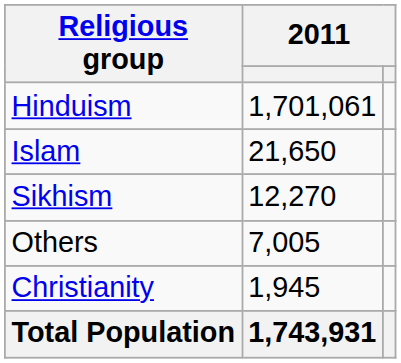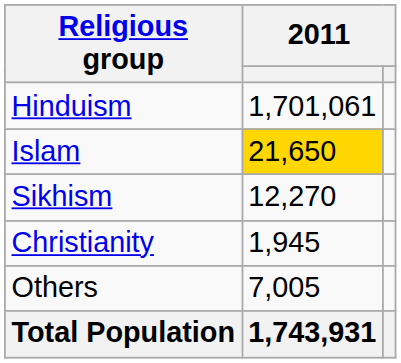(292, 151) no background -> (292, 151) gold background
rows swapped: (83, 288) <-> (55, 242)
